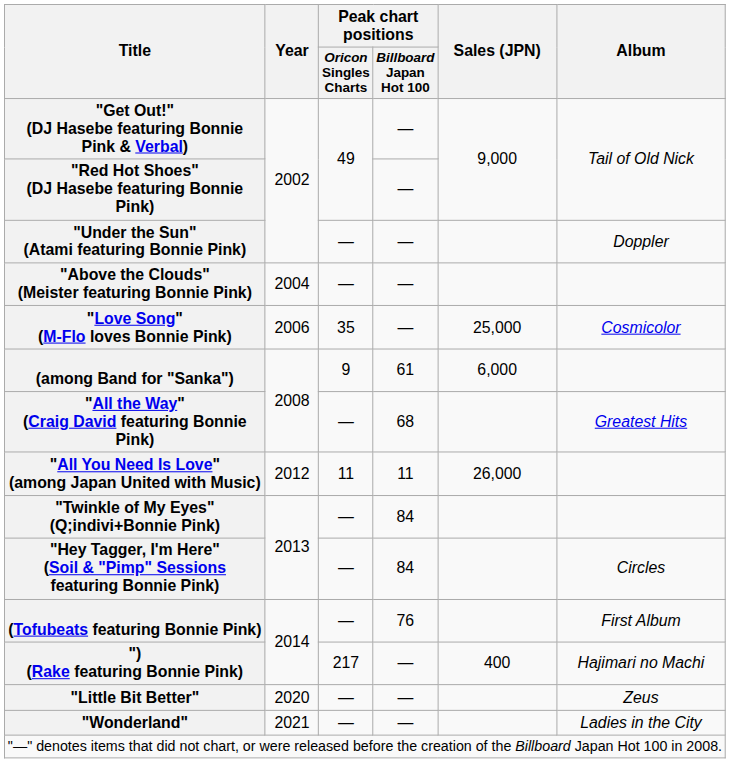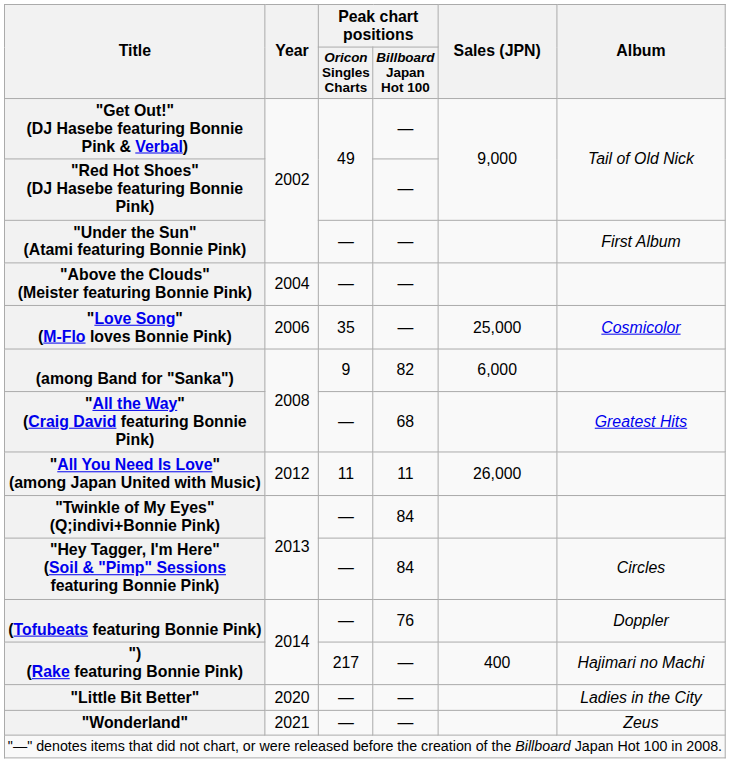(641, 241) Doppler -> (641, 241) First Album
(405, 370) 61 -> (405, 370) 82
(641, 620) First Album -> (641, 620) Doppler
(641, 697) Zeus -> (641, 697) Ladies in the City
(641, 722) Ladies in the City -> (641, 722) Zeus
